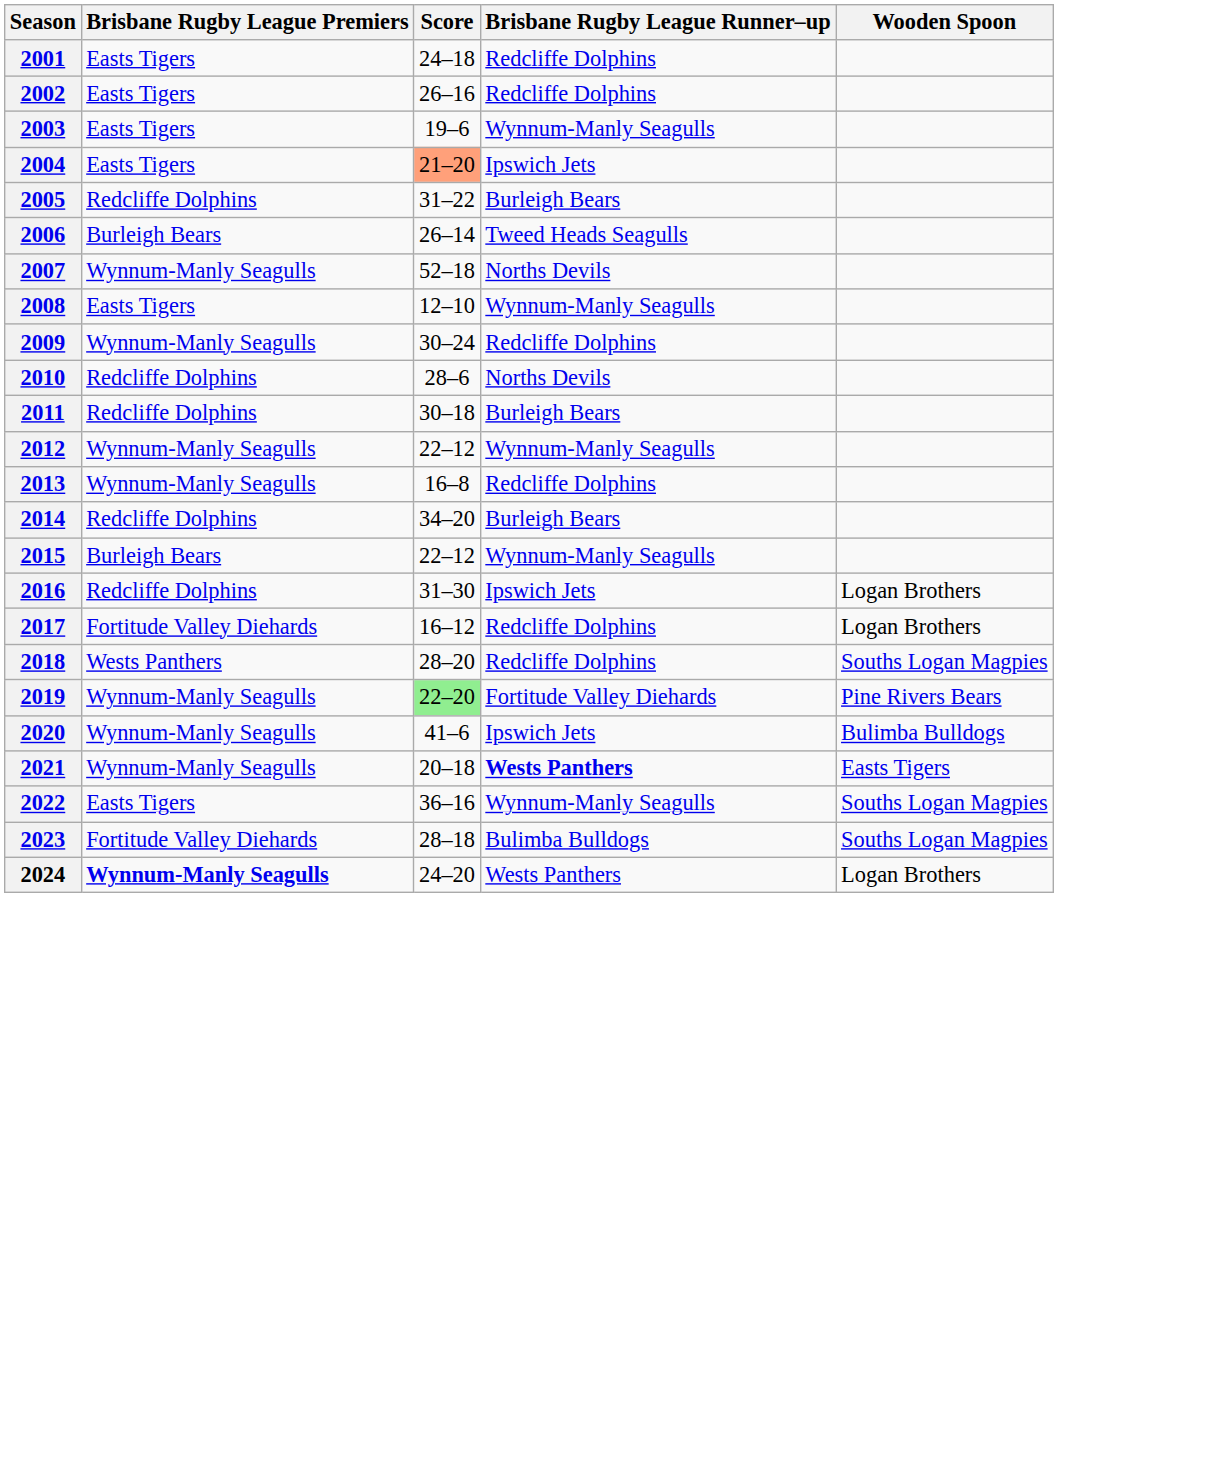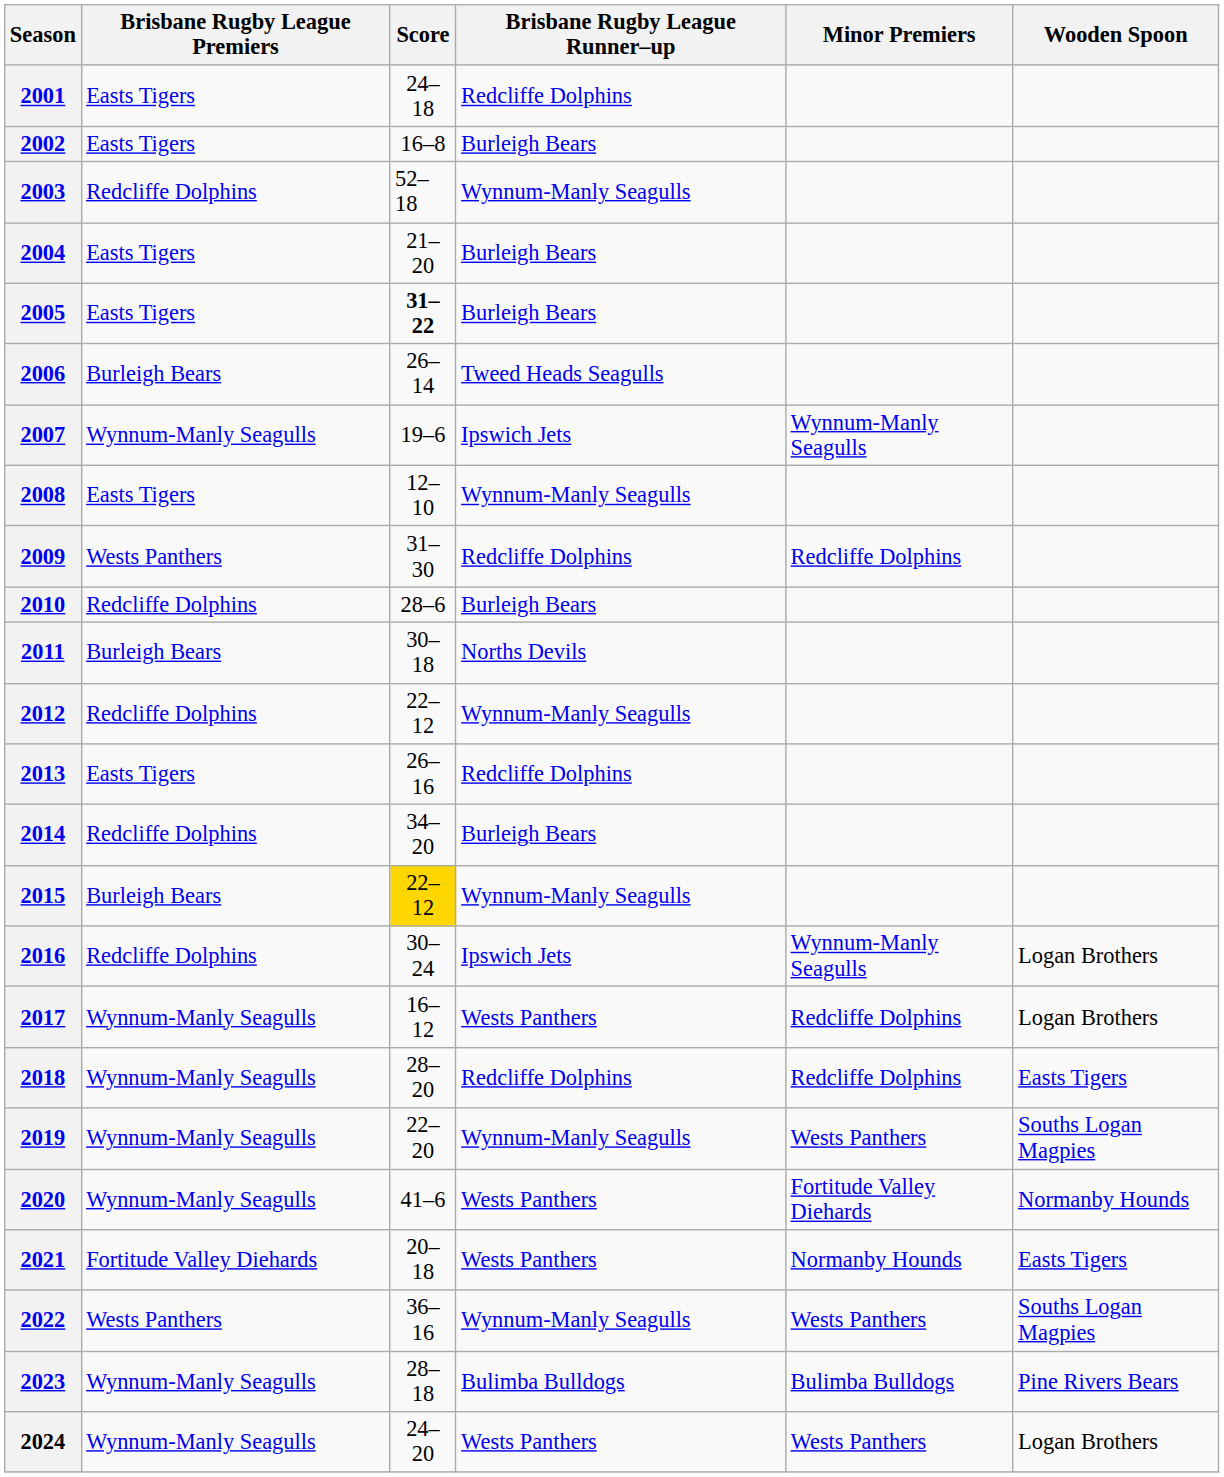+ column: (899, 34)
(447, 93) 26–16 -> (423, 143) 16–8
(571, 93) Redcliffe Dolphins -> (529, 143) Burleigh Bears
(141, 128) Easts Tigers -> (171, 191) Redcliffe Dolphins
(447, 128) 19–6 -> (412, 191) 52–18
(447, 164) lightsalmon background -> (423, 252) no background
(540, 164) Ipswich Jets -> (529, 252) Burleigh Bears
(171, 199) Redcliffe Dolphins -> (141, 313) Easts Tigers
(447, 199) normal -> (423, 313) bold
(447, 270) 52–18 -> (423, 434) 19–6
(548, 270) Norths Devils -> (516, 434) Ipswich Jets
(201, 341) Wynnum-Manly Seagulls -> (154, 556) Wests Panthers
(447, 341) 30–24 -> (423, 556) 31–30
(548, 377) Norths Devils -> (529, 604) Burleigh Bears
(171, 413) Redcliffe Dolphins -> (154, 652) Burleigh Bears
(553, 413) Burleigh Bears -> (524, 652) Norths Devils
(201, 448) Wynnum-Manly Seagulls -> (171, 713) Redcliffe Dolphins
(201, 484) Wynnum-Manly Seagulls -> (141, 773) Easts Tigers
(447, 484) 16–8 -> (423, 773) 26–16
(447, 555) no background -> (423, 895) gold background
(447, 590) 31–30 -> (423, 956) 30–24
(202, 626) Fortitude Valley Diehards -> (201, 1016) Wynnum-Manly Seagulls
(571, 626) Redcliffe Dolphins -> (529, 1016) Wests Panthers
(154, 661) Wests Panthers -> (201, 1077) Wynnum-Manly Seagulls
(944, 661) Souths Logan Magpies -> (1073, 1077) Easts Tigers
(447, 697) lightgreen background -> (423, 1138) no background
(601, 697) Fortitude Valley Diehards -> (576, 1138) Wynnum-Manly Seagulls
(921, 697) Pine Rivers Bears -> (1080, 1138) Souths Logan Magpies
(540, 732) Ipswich Jets -> (529, 1198) Wests Panthers
(923, 732) Bulimba Bulldogs -> (1104, 1198) Normanby Hounds
(201, 768) Wynnum-Manly Seagulls -> (202, 1259) Fortitude Valley Diehards
(559, 768) bold -> (529, 1259) normal
(141, 803) Easts Tigers -> (154, 1320) Wests Panthers
(202, 839) Fortitude Valley Diehards -> (201, 1381) Wynnum-Manly Seagulls
(944, 839) Souths Logan Magpies -> (1098, 1381) Pine Rivers Bears
(207, 874) bold -> (201, 1441) normal
